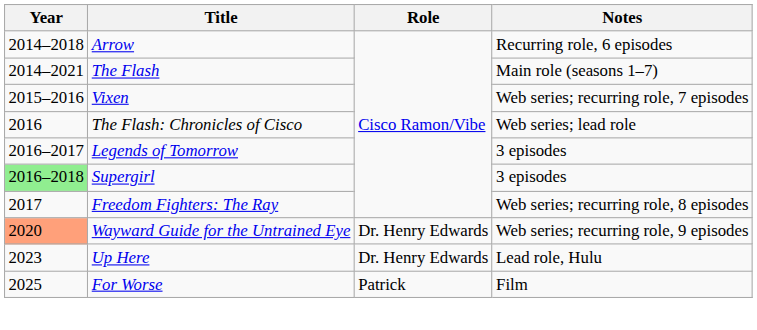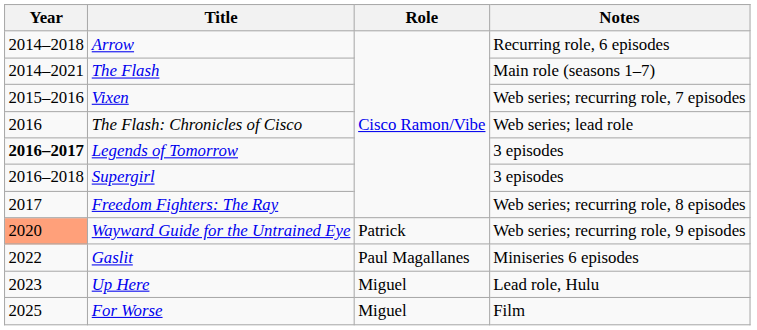(46, 151) normal -> (46, 151) bold
(46, 177) lightgreen background -> (46, 177) no background
(423, 230) Dr. Henry Edwards -> (382, 230) Patrick
+ row: (112, 257)
(423, 257) Dr. Henry Edwards -> (382, 284) Miguel
(382, 284) Patrick -> (382, 310) Miguel
